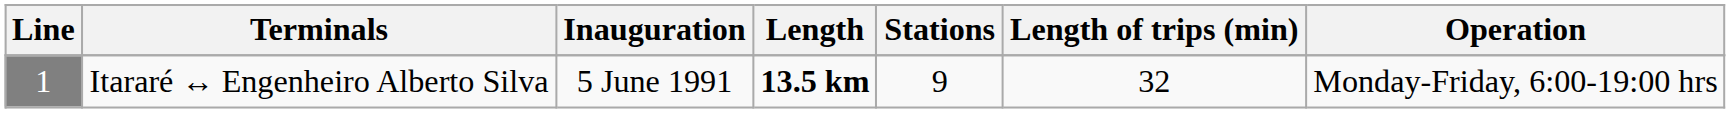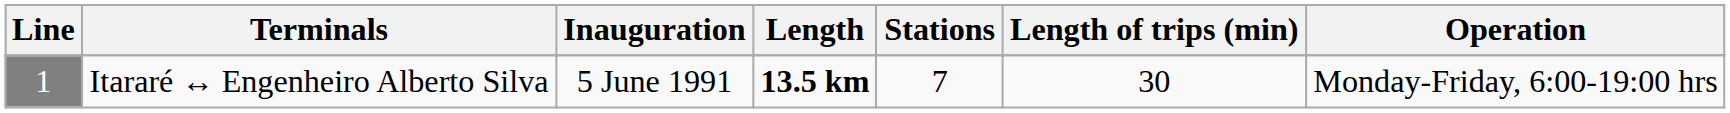(940, 81) 9 -> (940, 81) 7
(1154, 81) 32 -> (1154, 81) 30
